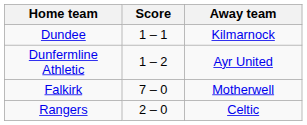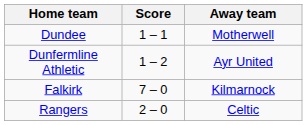(243, 34) Kilmarnock -> (243, 34) Motherwell
(243, 89) Motherwell -> (243, 89) Kilmarnock
